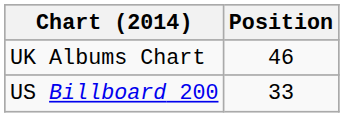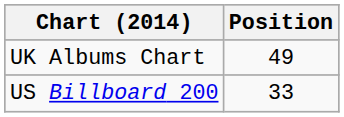(281, 58) 46 -> (281, 58) 49
